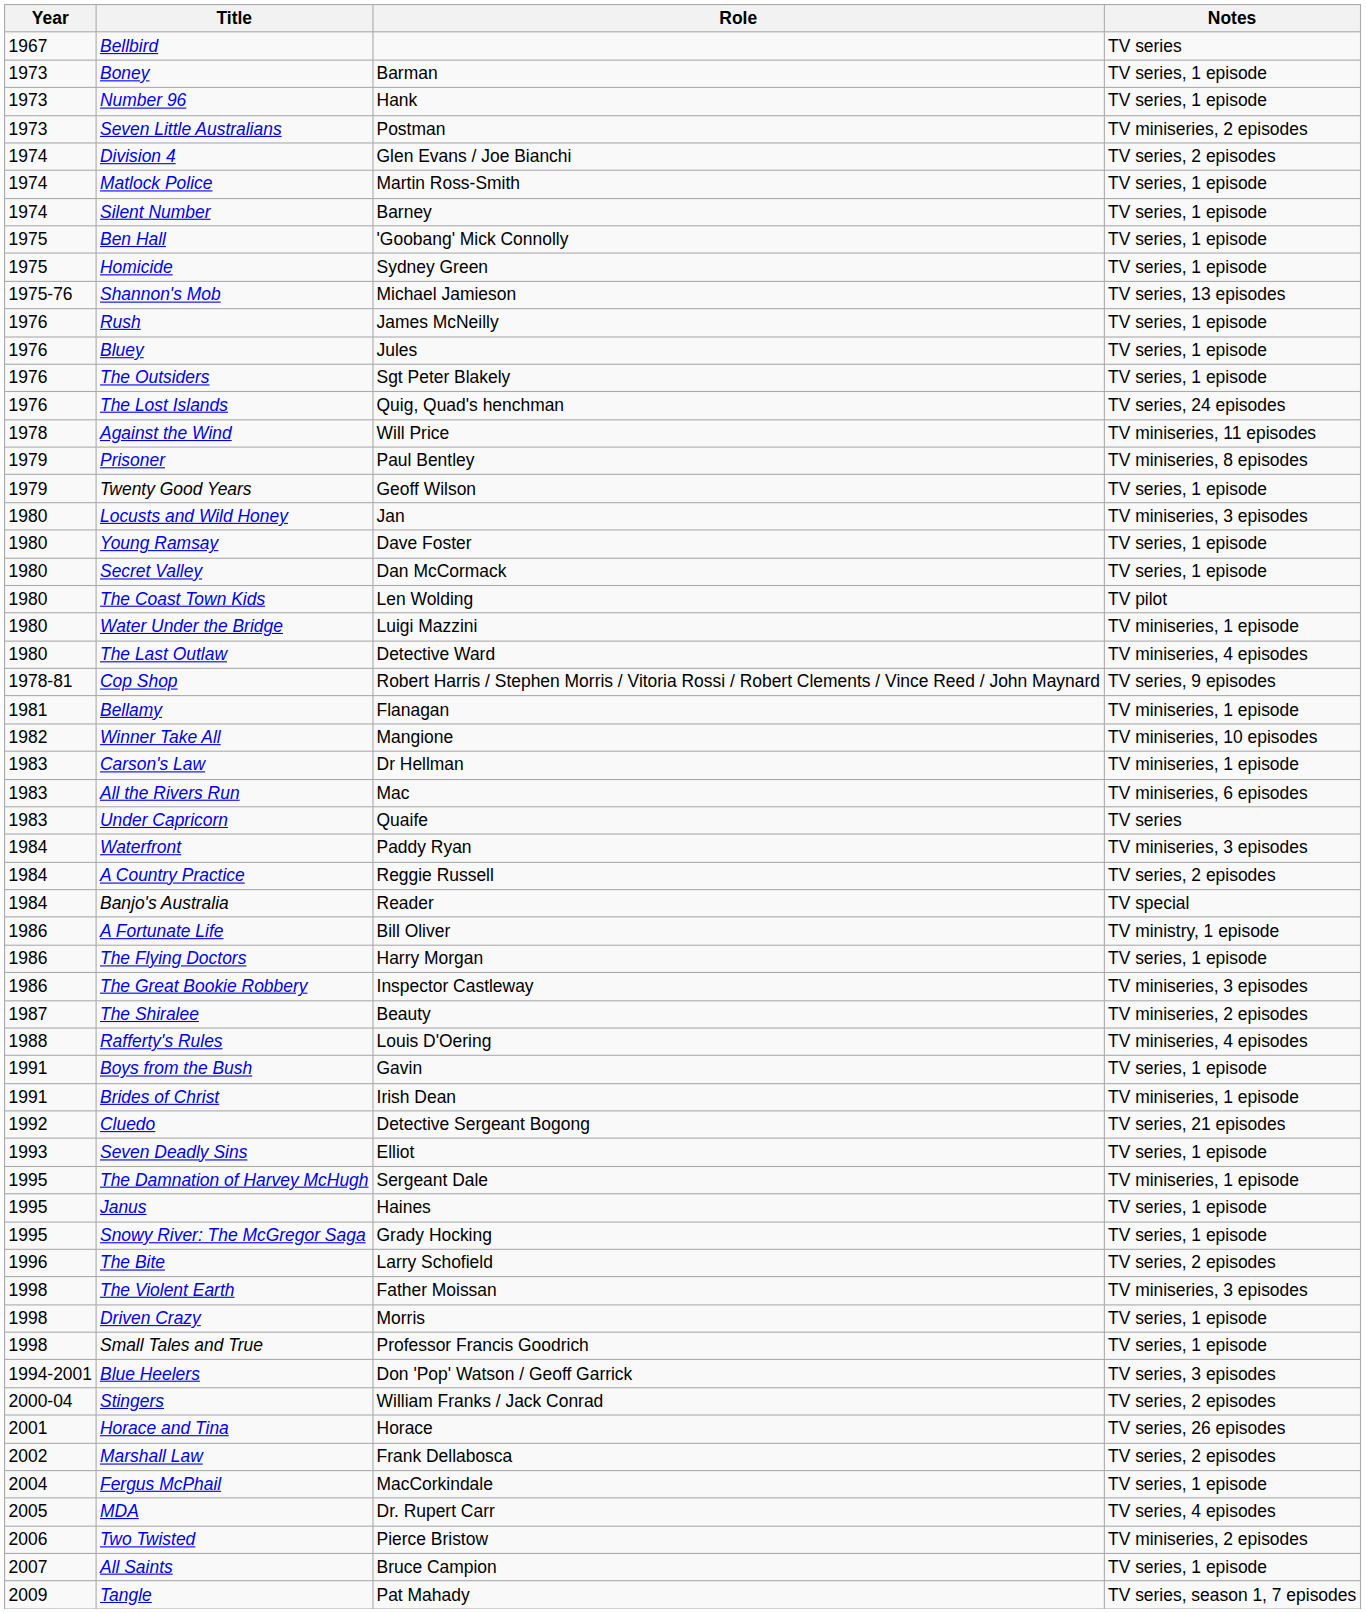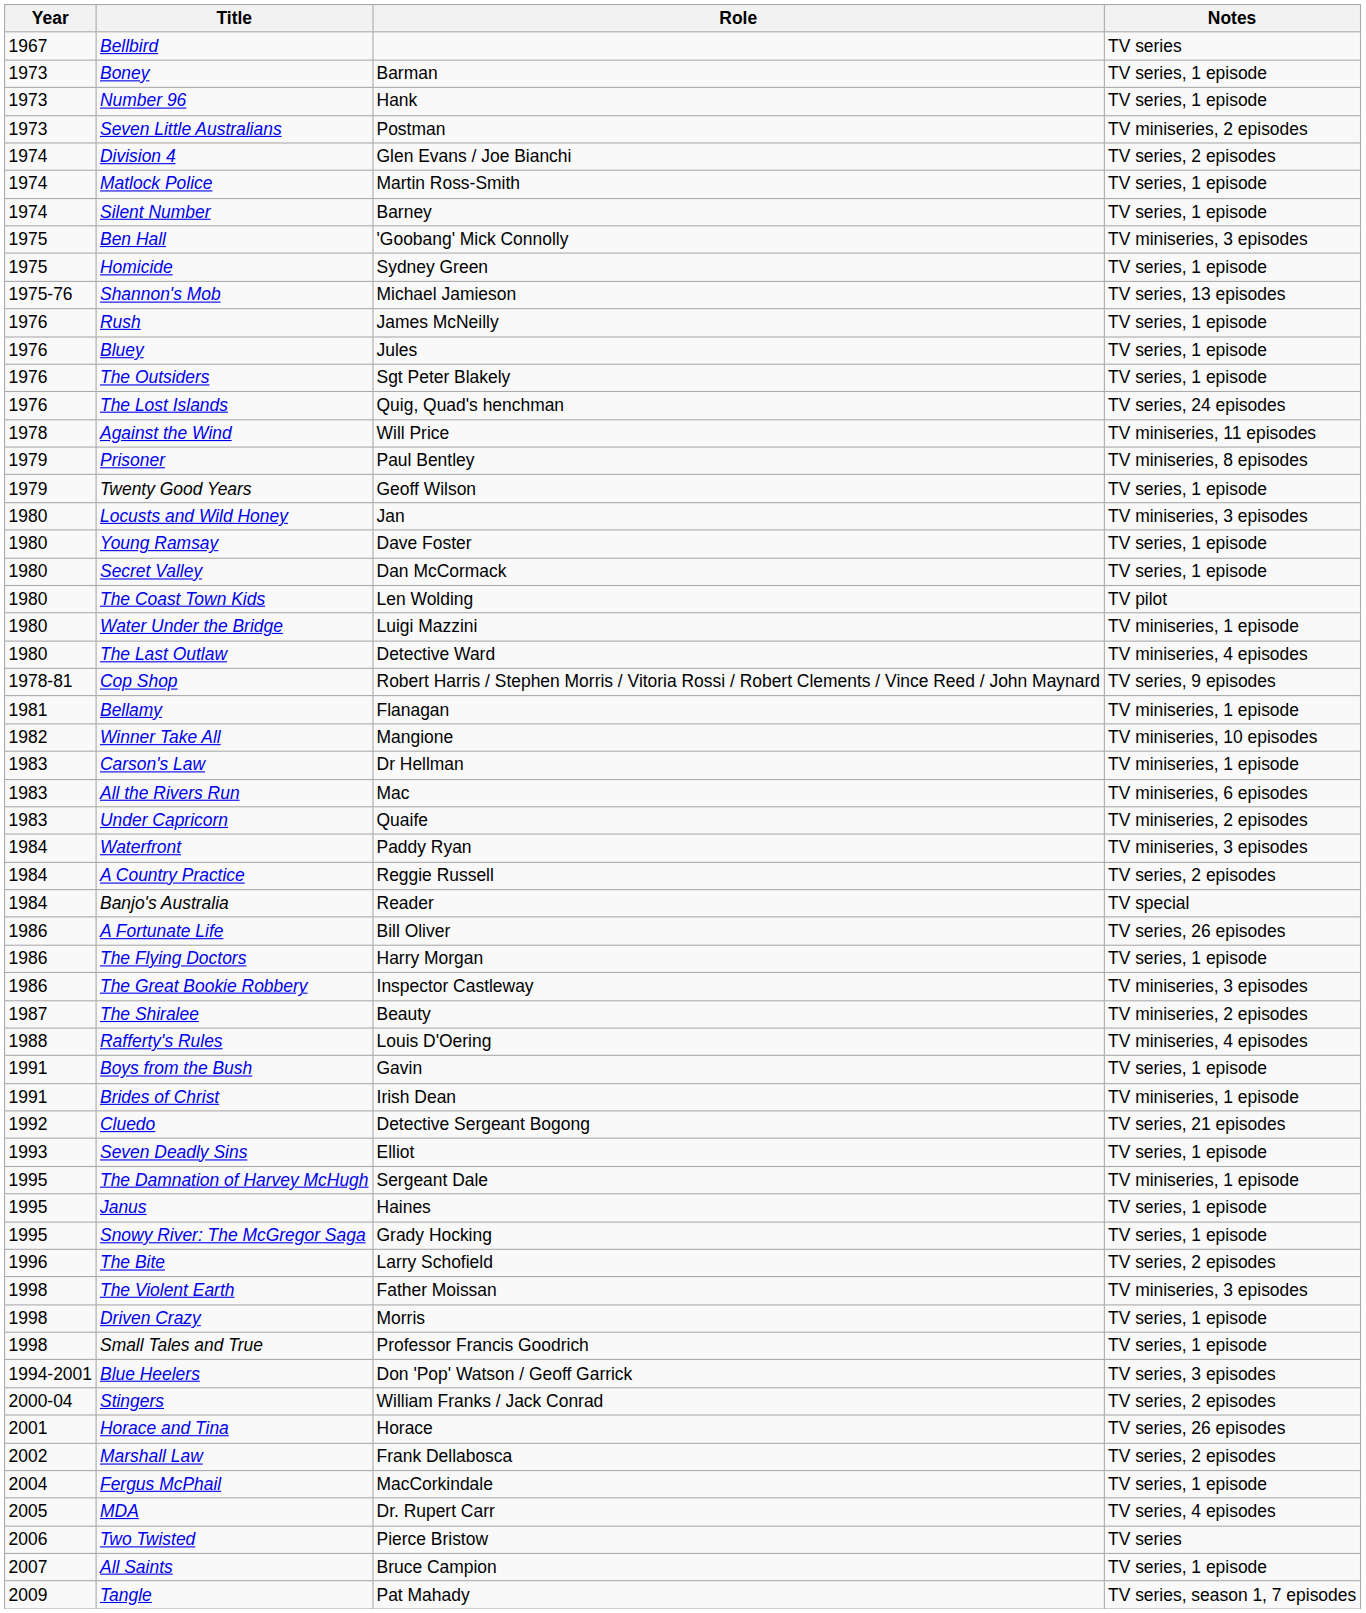(1187, 239) TV series, 1 episode -> (1208, 239) TV miniseries, 3 episodes
(1145, 820) TV series -> (1208, 820) TV miniseries, 2 episodes
(1194, 931) TV ministry, 1 episode -> (1197, 931) TV series, 26 episodes
(1208, 1539) TV miniseries, 2 episodes -> (1145, 1539) TV series
